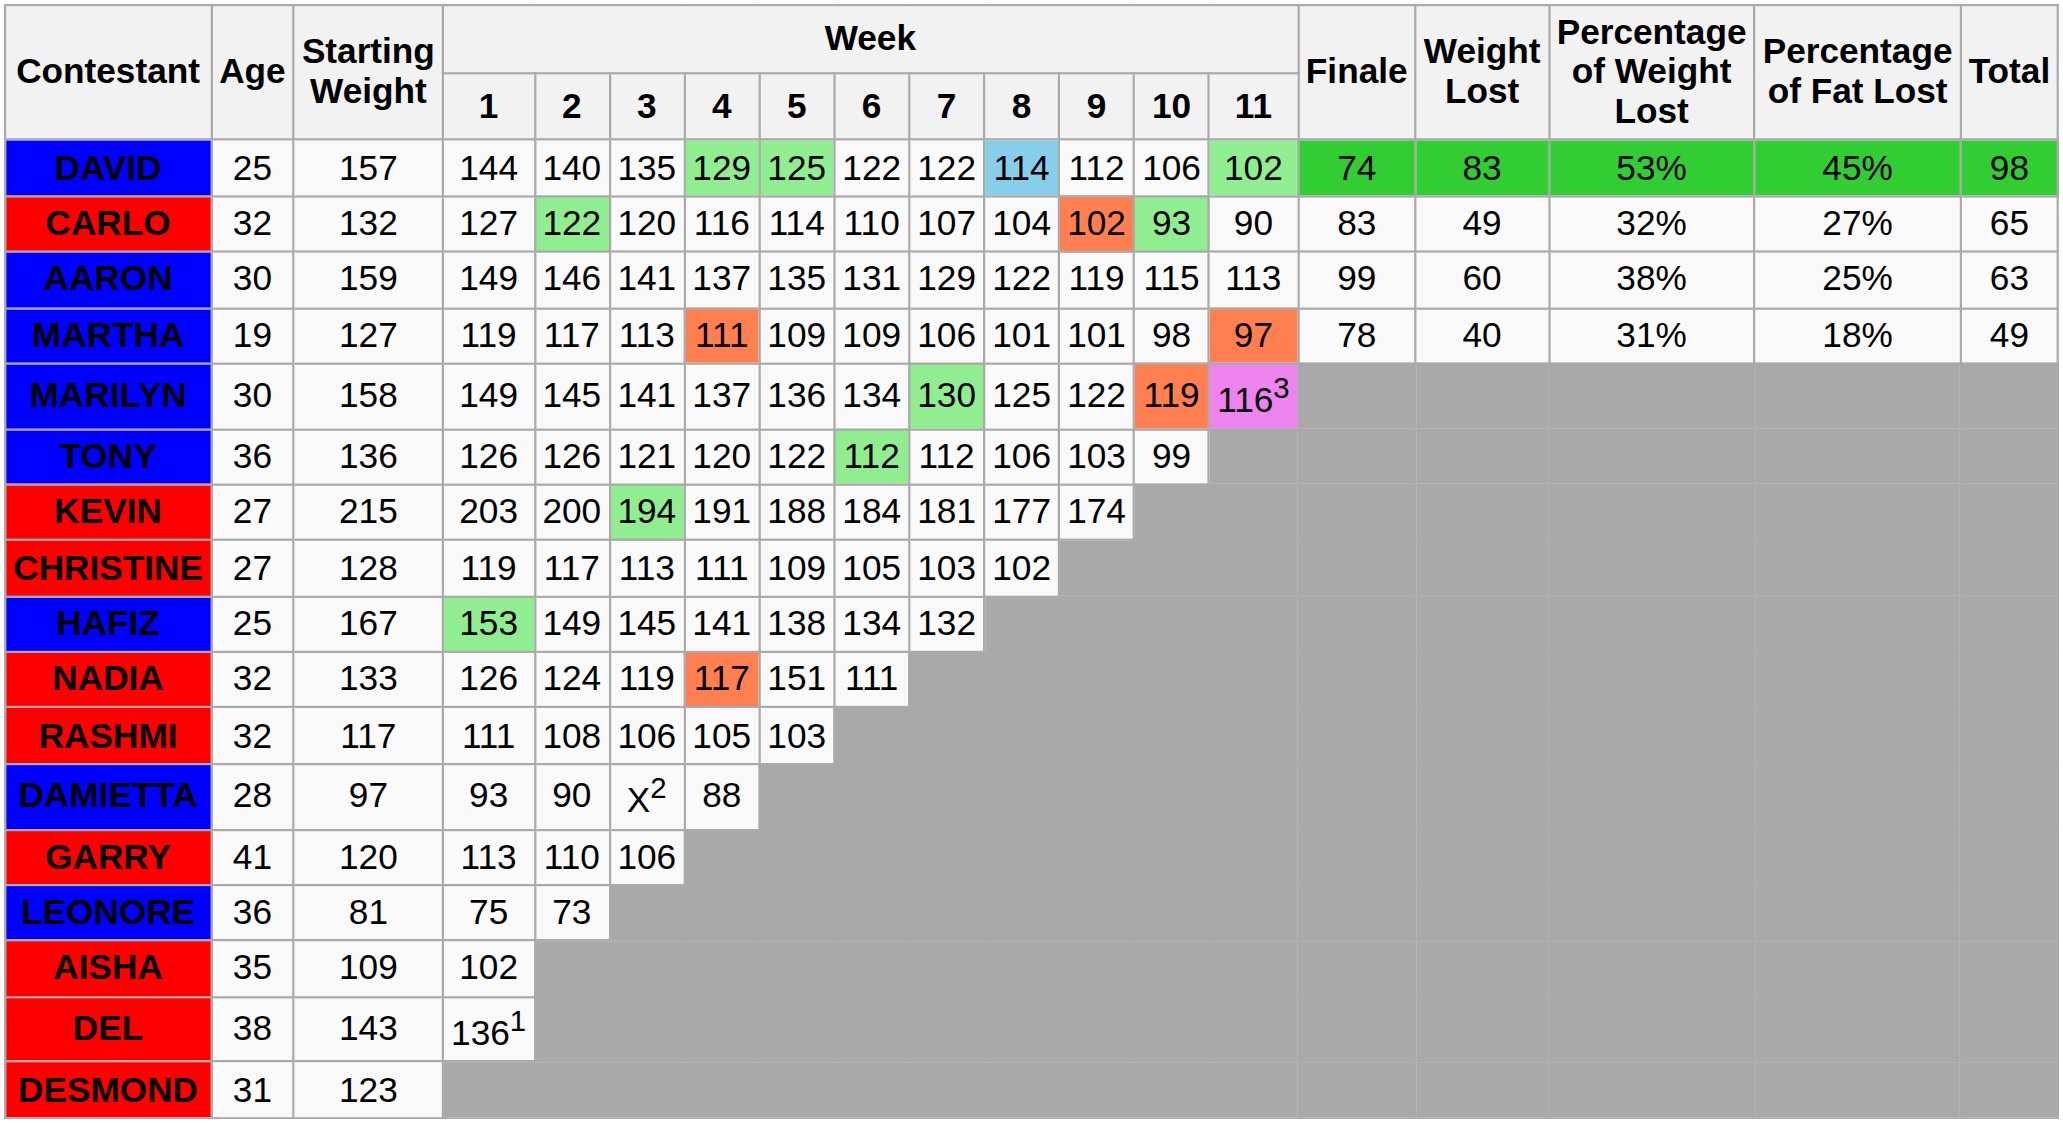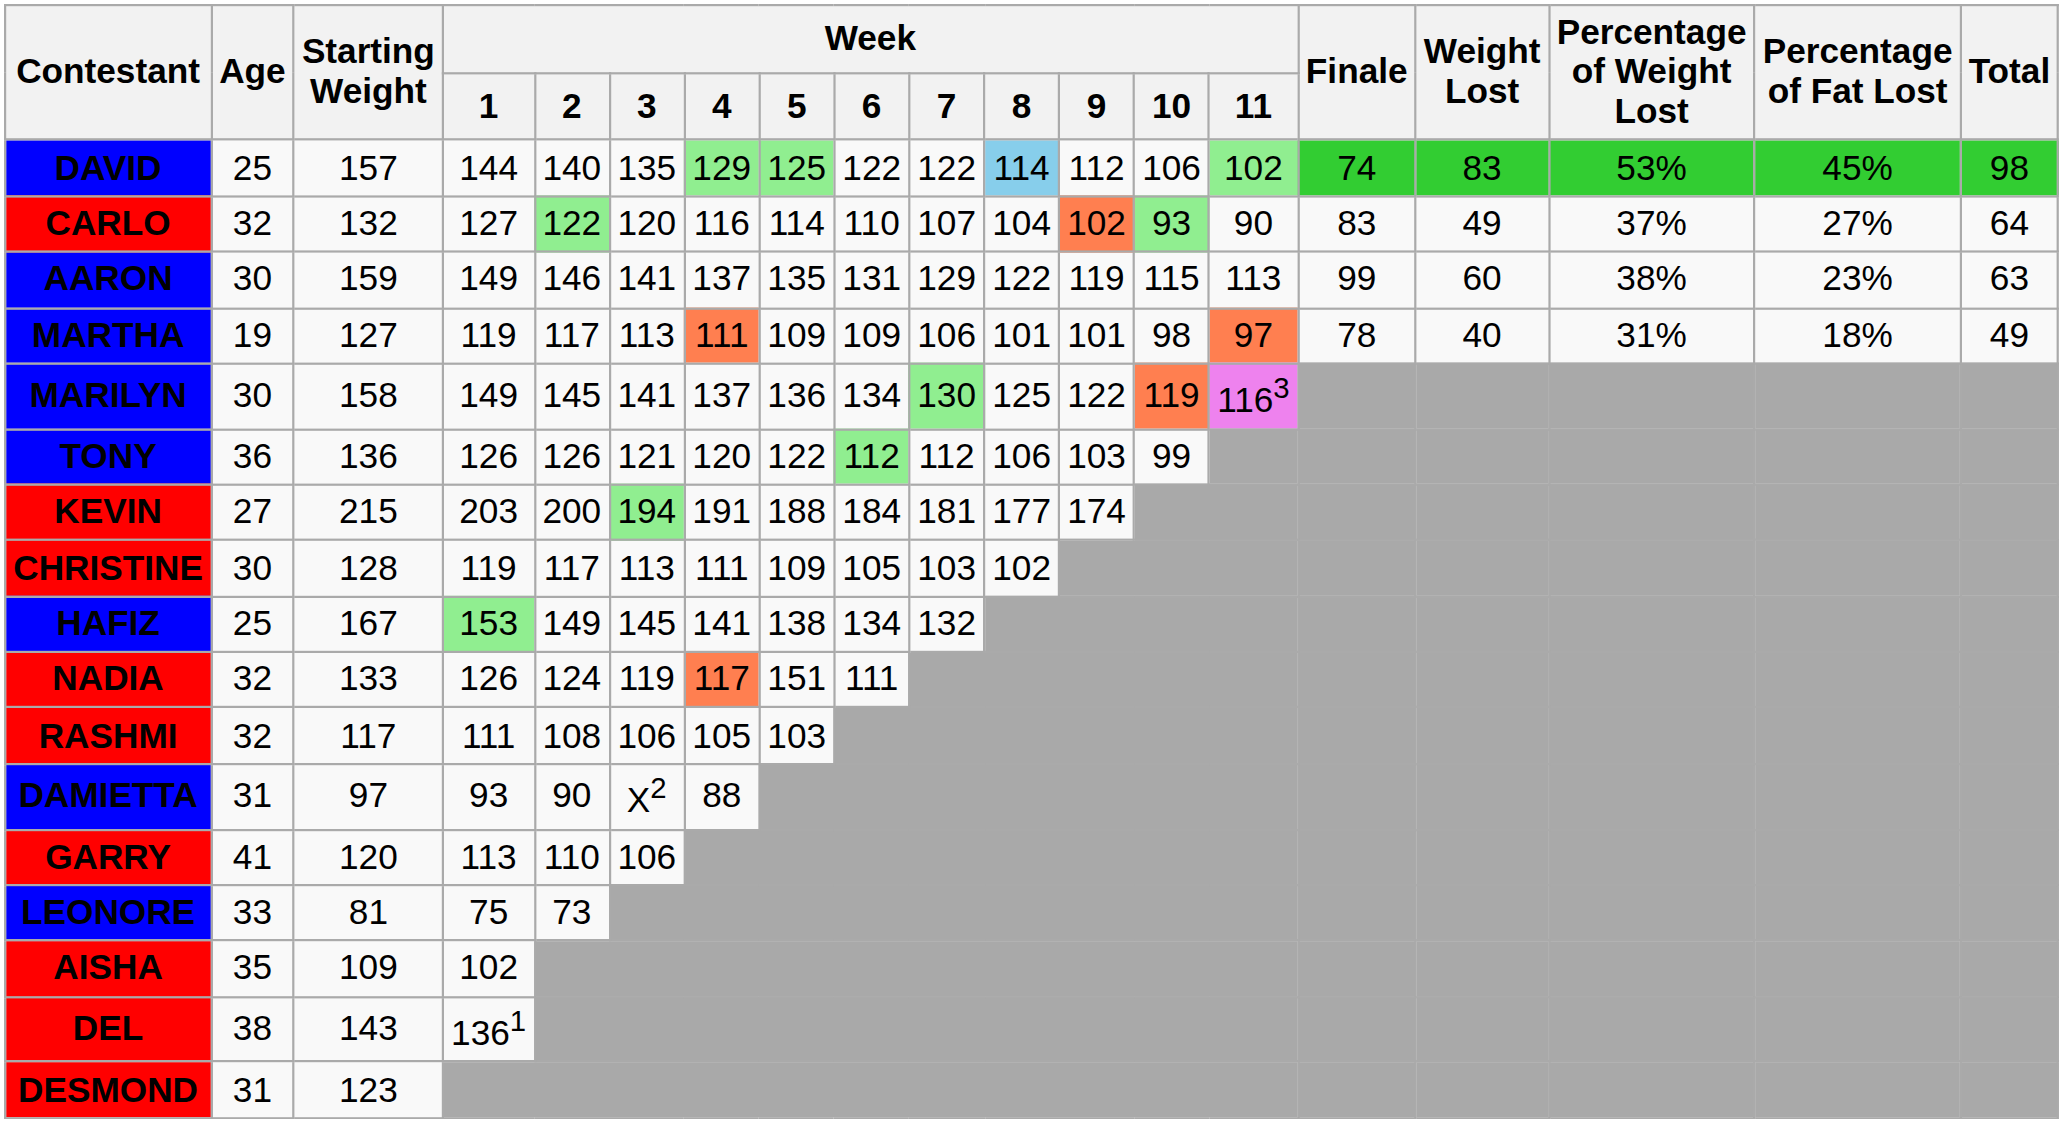(1652, 223) 32% -> (1652, 223) 37%
(2009, 223) 65 -> (2009, 223) 64
(1858, 279) 25% -> (1858, 279) 23%
(252, 567) 27 -> (252, 567) 30
(252, 795) 28 -> (252, 795) 31
(252, 912) 36 -> (252, 912) 33
